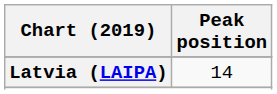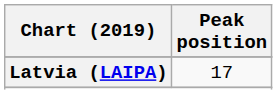(222, 73) 14 -> (222, 73) 17
